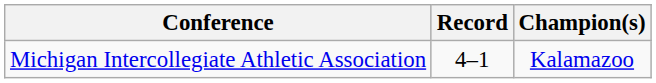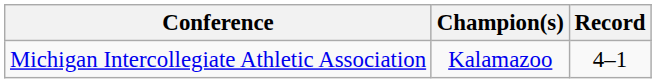columns swapped: (582, 22) <-> (472, 22)
